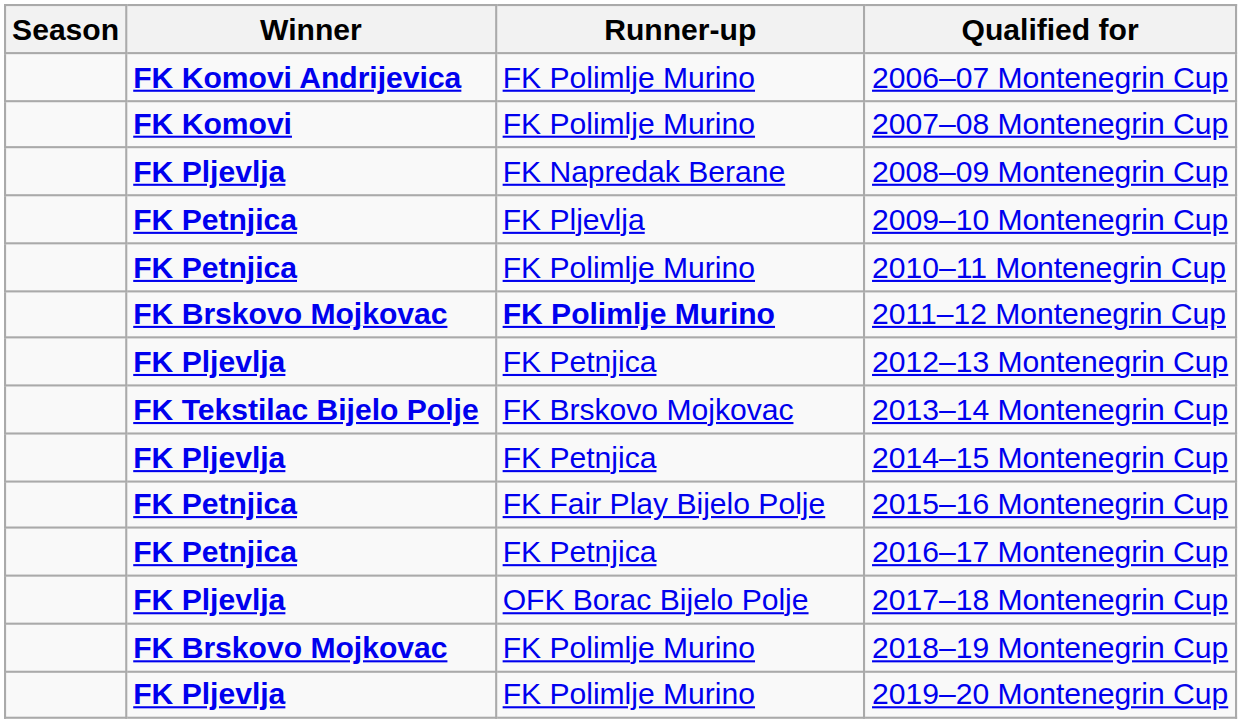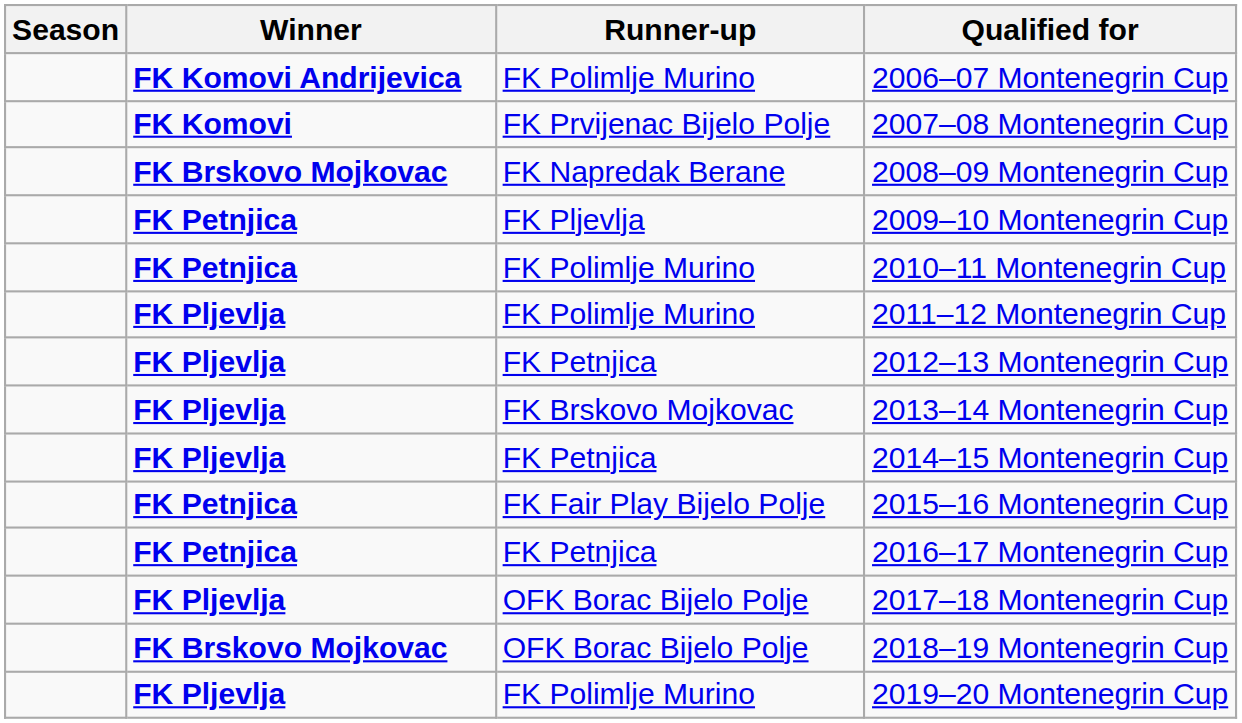(629, 124) FK Polimlje Murino -> (666, 124) FK Prvijenac Bijelo Polje
(209, 172) FK Pljevlja -> (290, 172) FK Brskovo Mojkovac
(290, 314) FK Brskovo Mojkovac -> (209, 314) FK Pljevlja
(639, 314) bold -> (629, 314) normal
(306, 410) FK Tekstilac Bijelo Polje -> (209, 410) FK Pljevlja
(629, 647) FK Polimlje Murino -> (656, 647) OFK Borac Bijelo Polje
